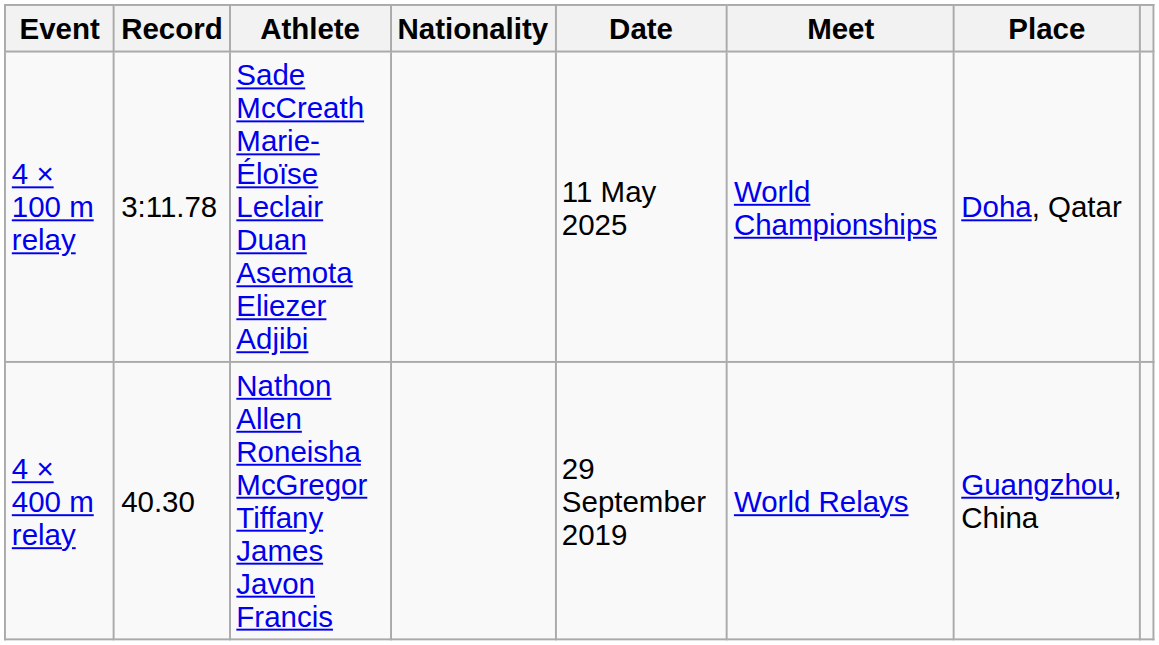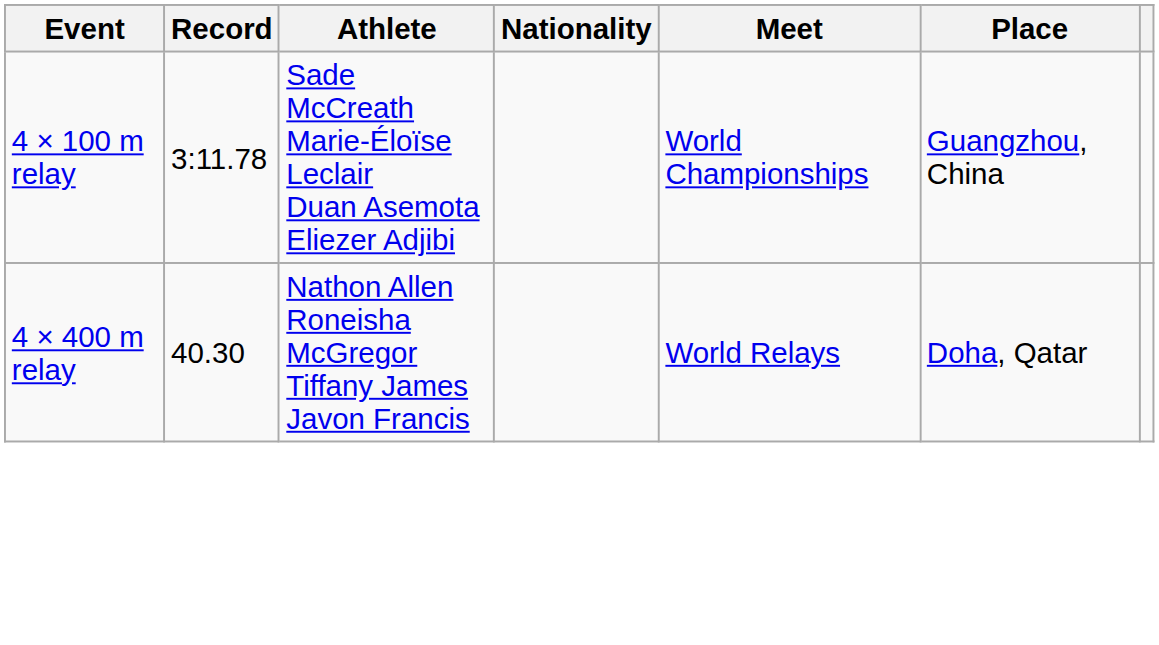- column: (641, 28)
(1042, 207) Doha, Qatar -> (1007, 158) Guangzhou, China
(1042, 501) Guangzhou, China -> (1007, 353) Doha, Qatar
